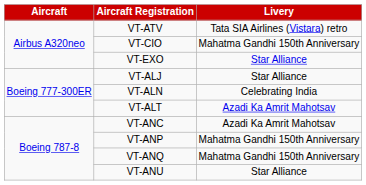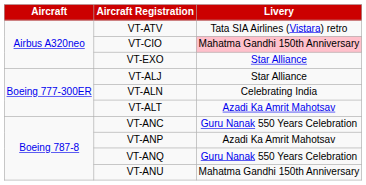(279, 44) no background -> (279, 44) pink background
(279, 124) Azadi Ka Amrit Mahotsav -> (279, 124) Guru Nanak 550 Years Celebration
(279, 140) Mahatma Gandhi 150th Anniversary -> (279, 140) Azadi Ka Amrit Mahotsav
(279, 156) Mahatma Gandhi 150th Anniversary -> (279, 156) Guru Nanak 550 Years Celebration
(279, 172) Star Alliance -> (279, 172) Mahatma Gandhi 150th Anniversary
